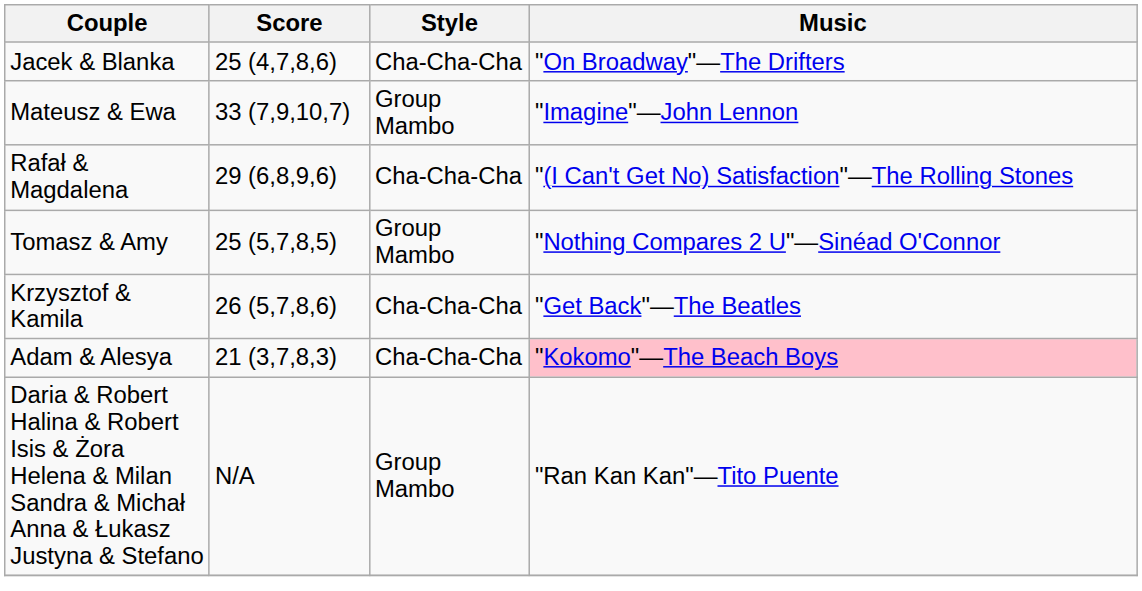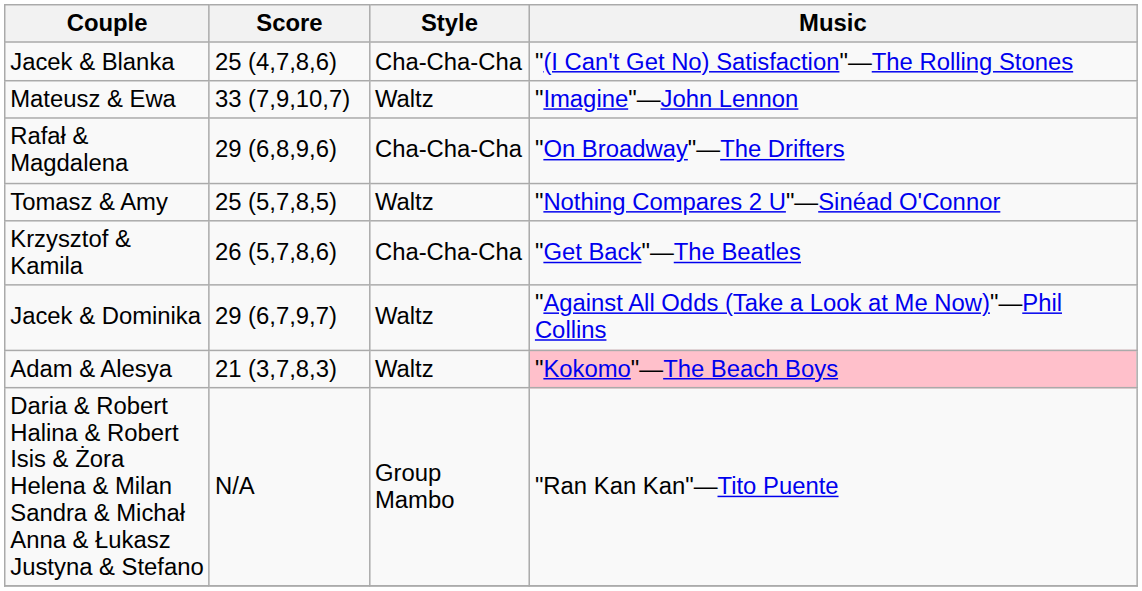(690, 61) "On Broadway"—The Drifters -> (804, 61) "(I Can't Get No) Satisfaction"—The Rolling Stones
(415, 112) Group Mambo -> (404, 99) Waltz
(804, 177) "(I Can't Get No) Satisfaction"—The Rolling Stones -> (690, 150) "On Broadway"—The Drifters
(415, 241) Group Mambo -> (404, 201) Waltz
+ row: (106, 317)
(448, 357) Cha-Cha-Cha -> (404, 368) Waltz
